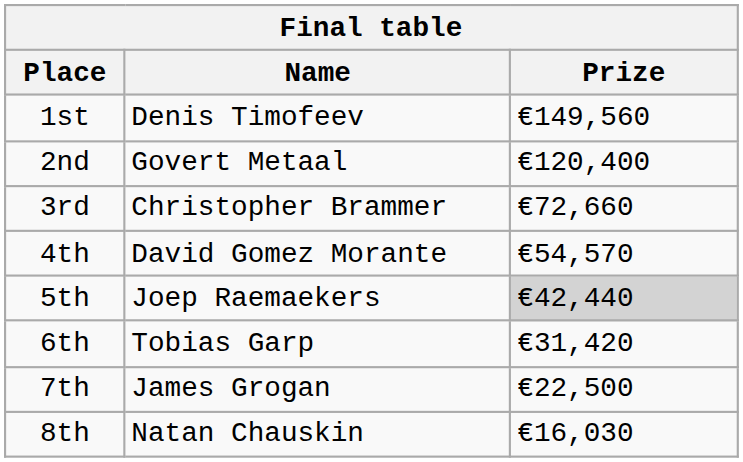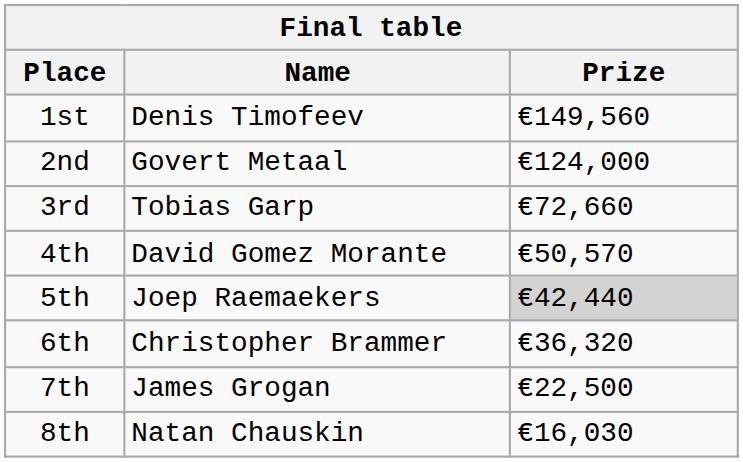(584, 163) €120,400 -> (584, 163) €124,000
(289, 208) Christopher Brammer -> (223, 208) Tobias Garp
(575, 253) €54,570 -> (575, 253) €50,570
(223, 344) Tobias Garp -> (289, 344) Christopher Brammer
(575, 344) €31,420 -> (575, 344) €36,320
